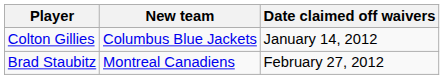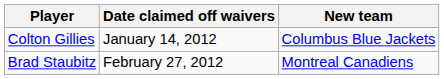columns swapped: (180, 16) <-> (350, 16)
